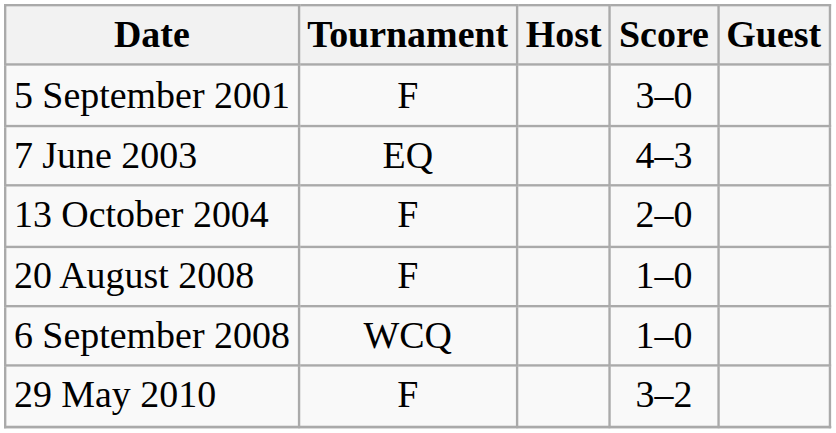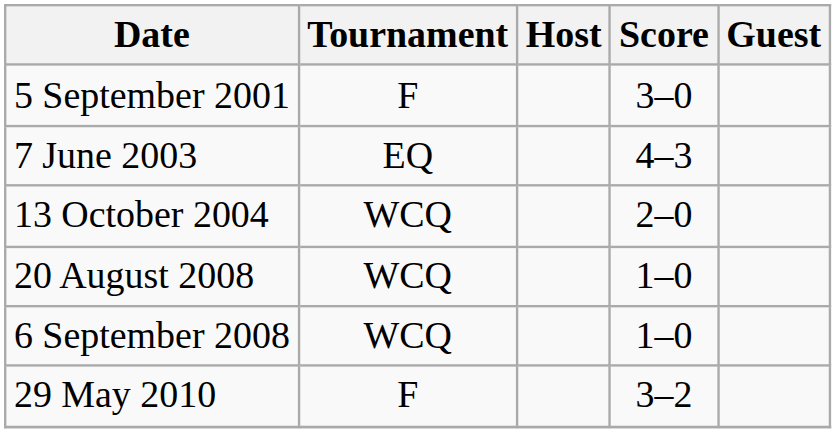(408, 214) F -> (408, 214) WCQ
(408, 275) F -> (408, 275) WCQ
